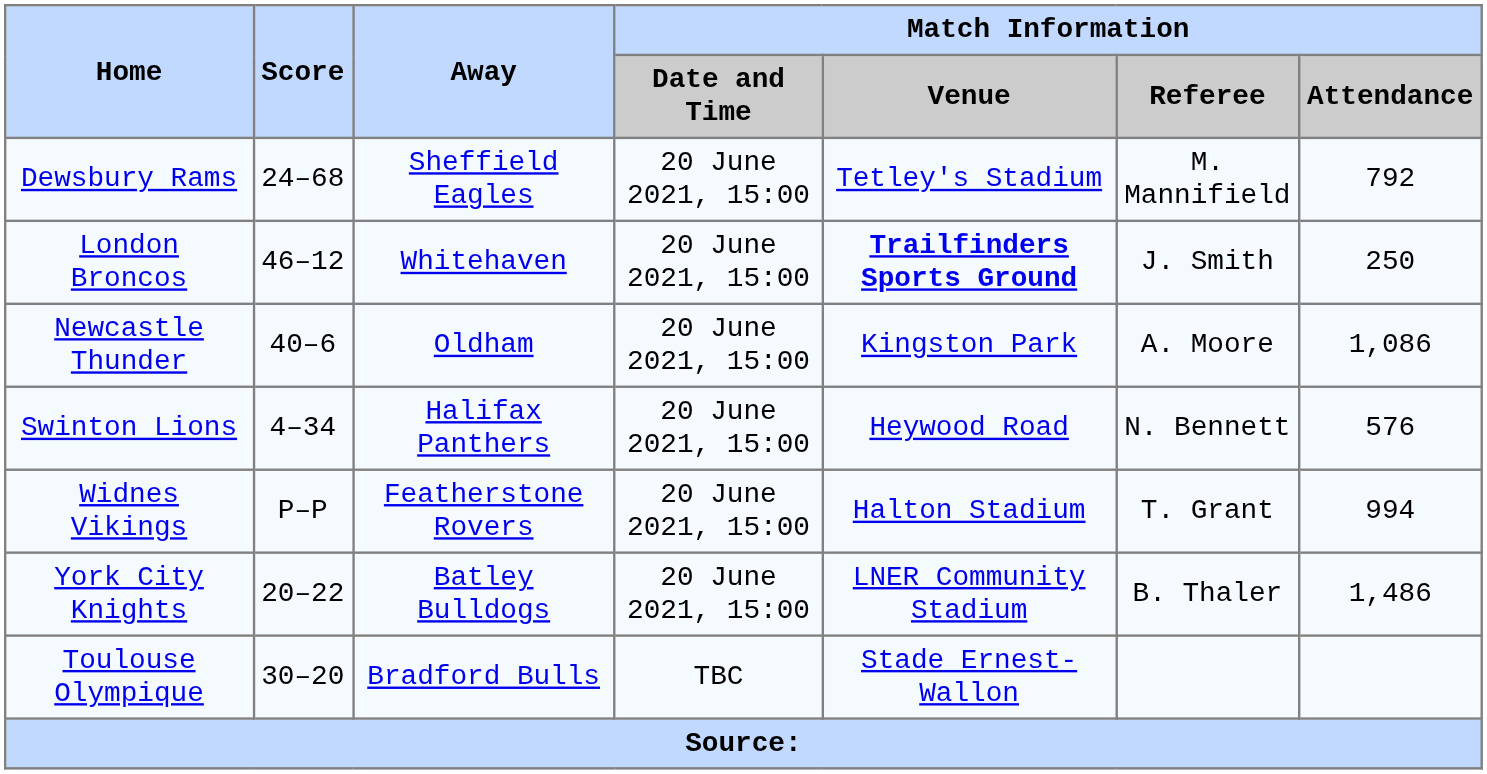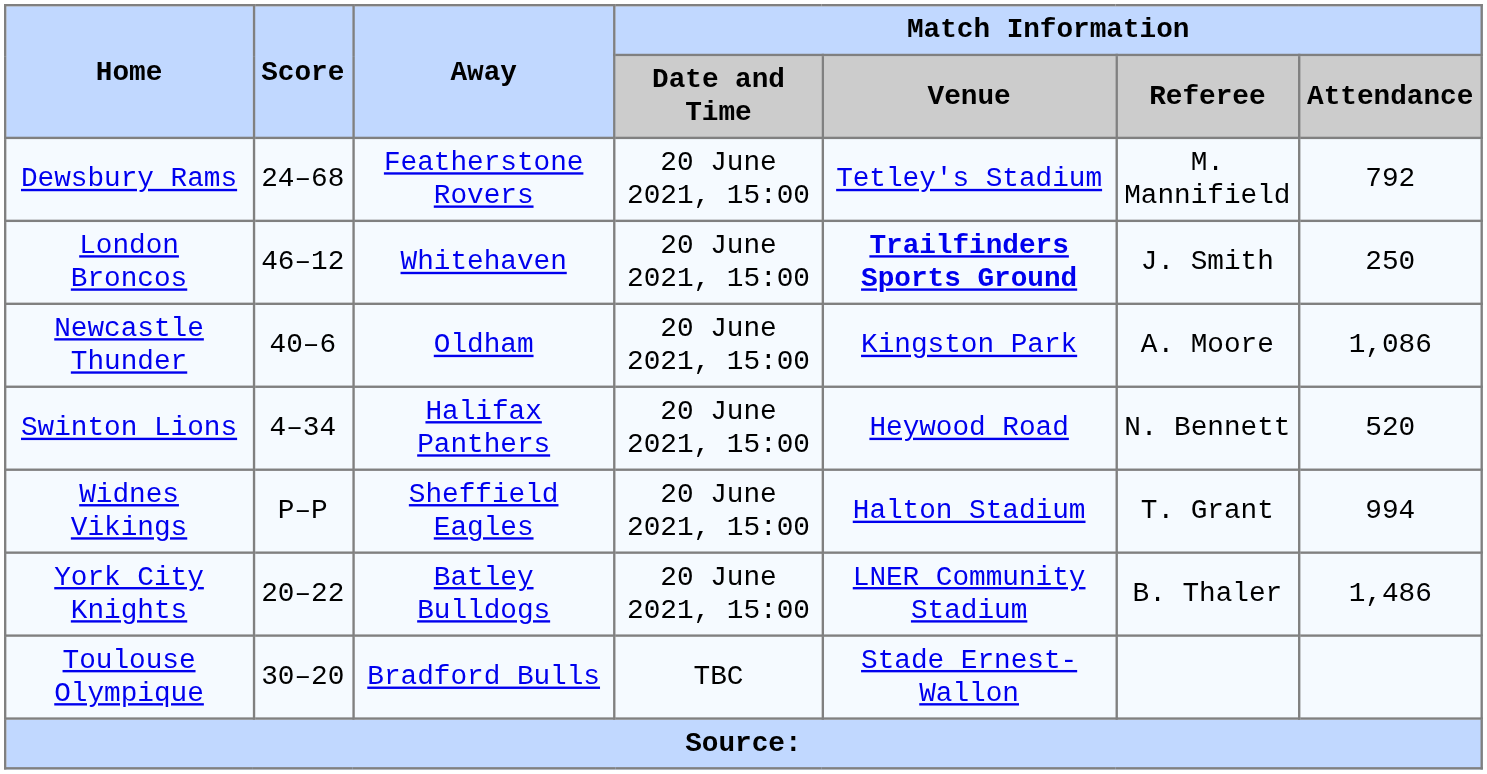(484, 179) Sheffield Eagles -> (484, 179) Featherstone Rovers
(1390, 428) 576 -> (1390, 428) 520
(484, 511) Featherstone Rovers -> (484, 511) Sheffield Eagles
